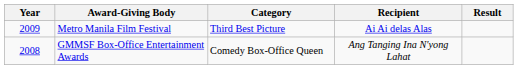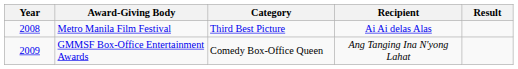(30, 28) 2009 -> (30, 28) 2008
(30, 50) 2008 -> (30, 50) 2009
